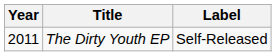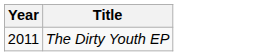- column: (222, 16)
